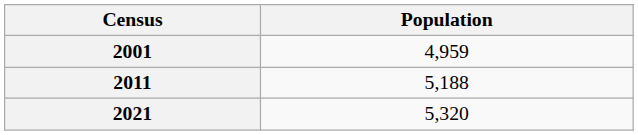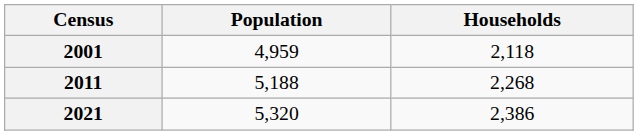+ column: (512, 20)
